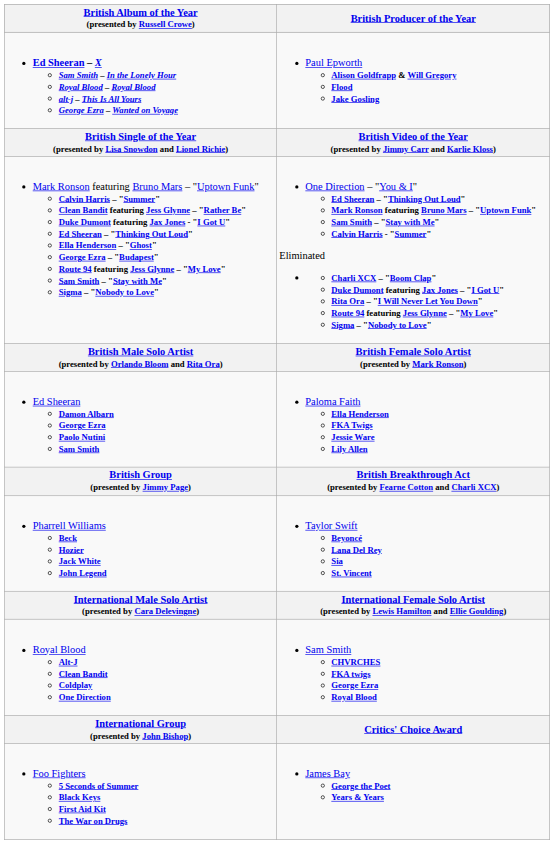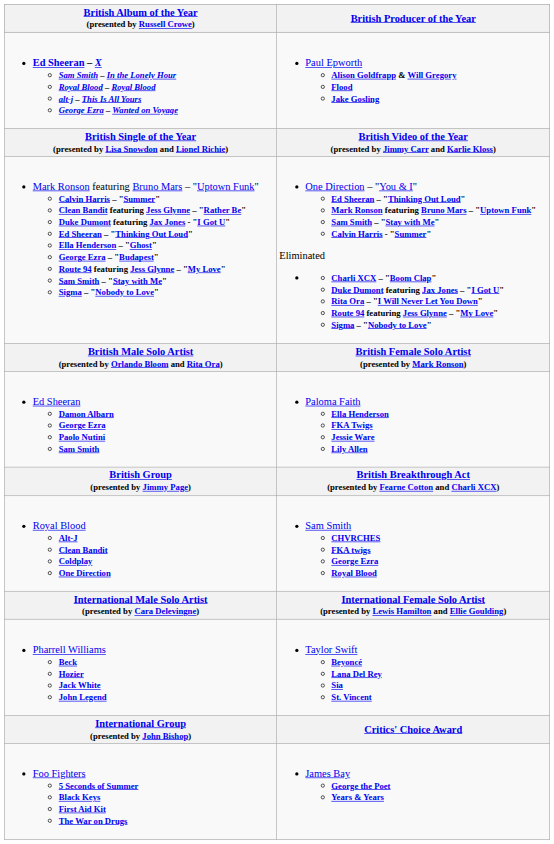rows swapped: (141, 673) <-> (141, 549)
